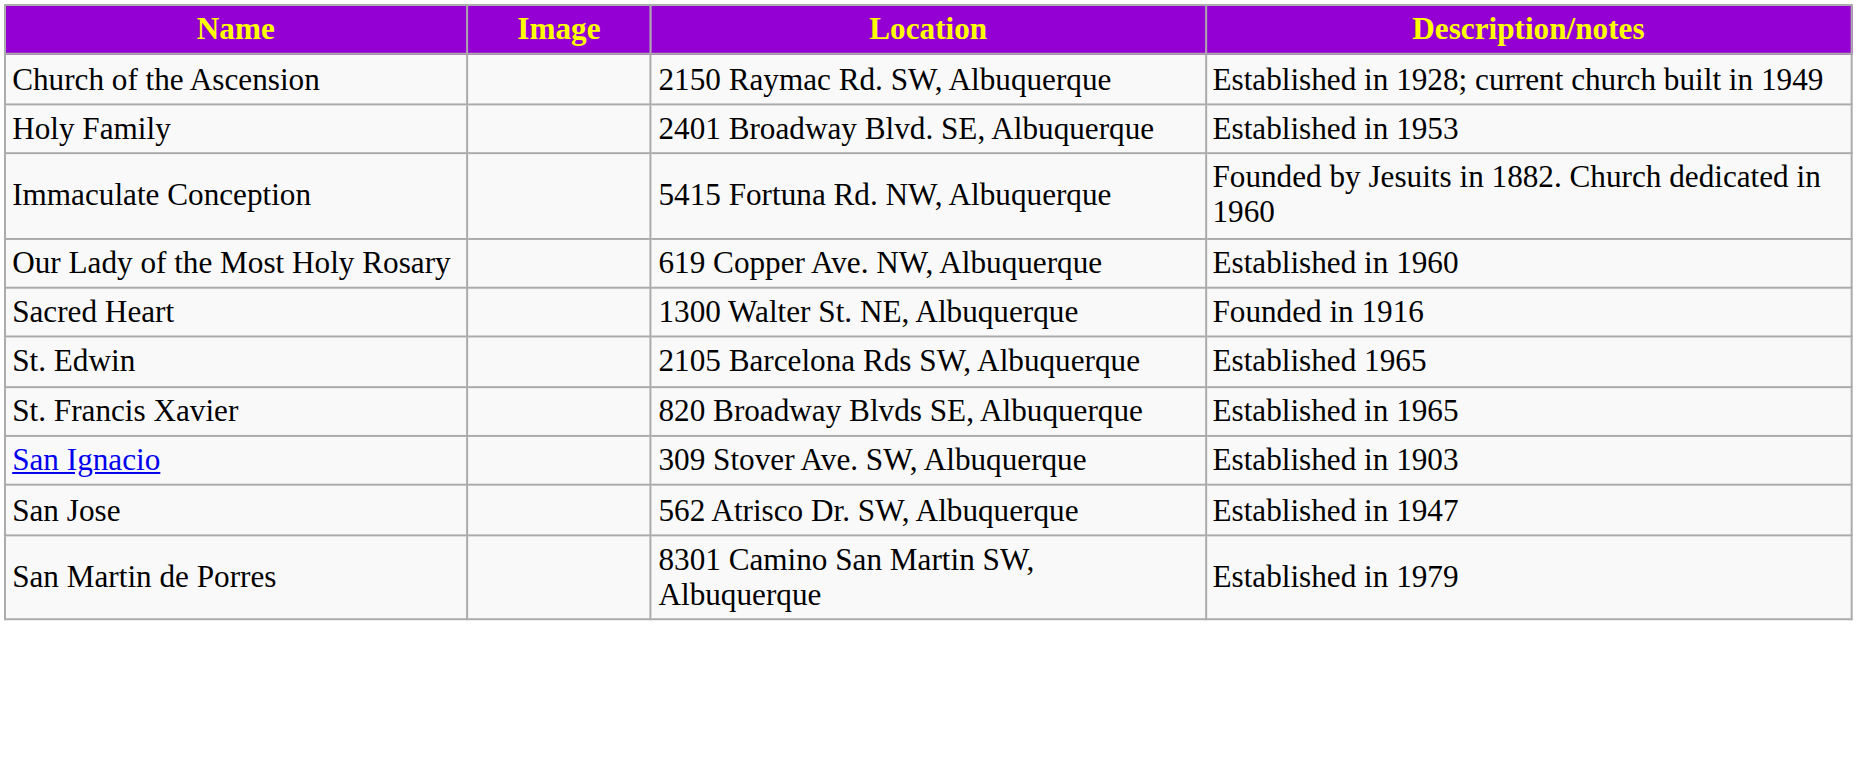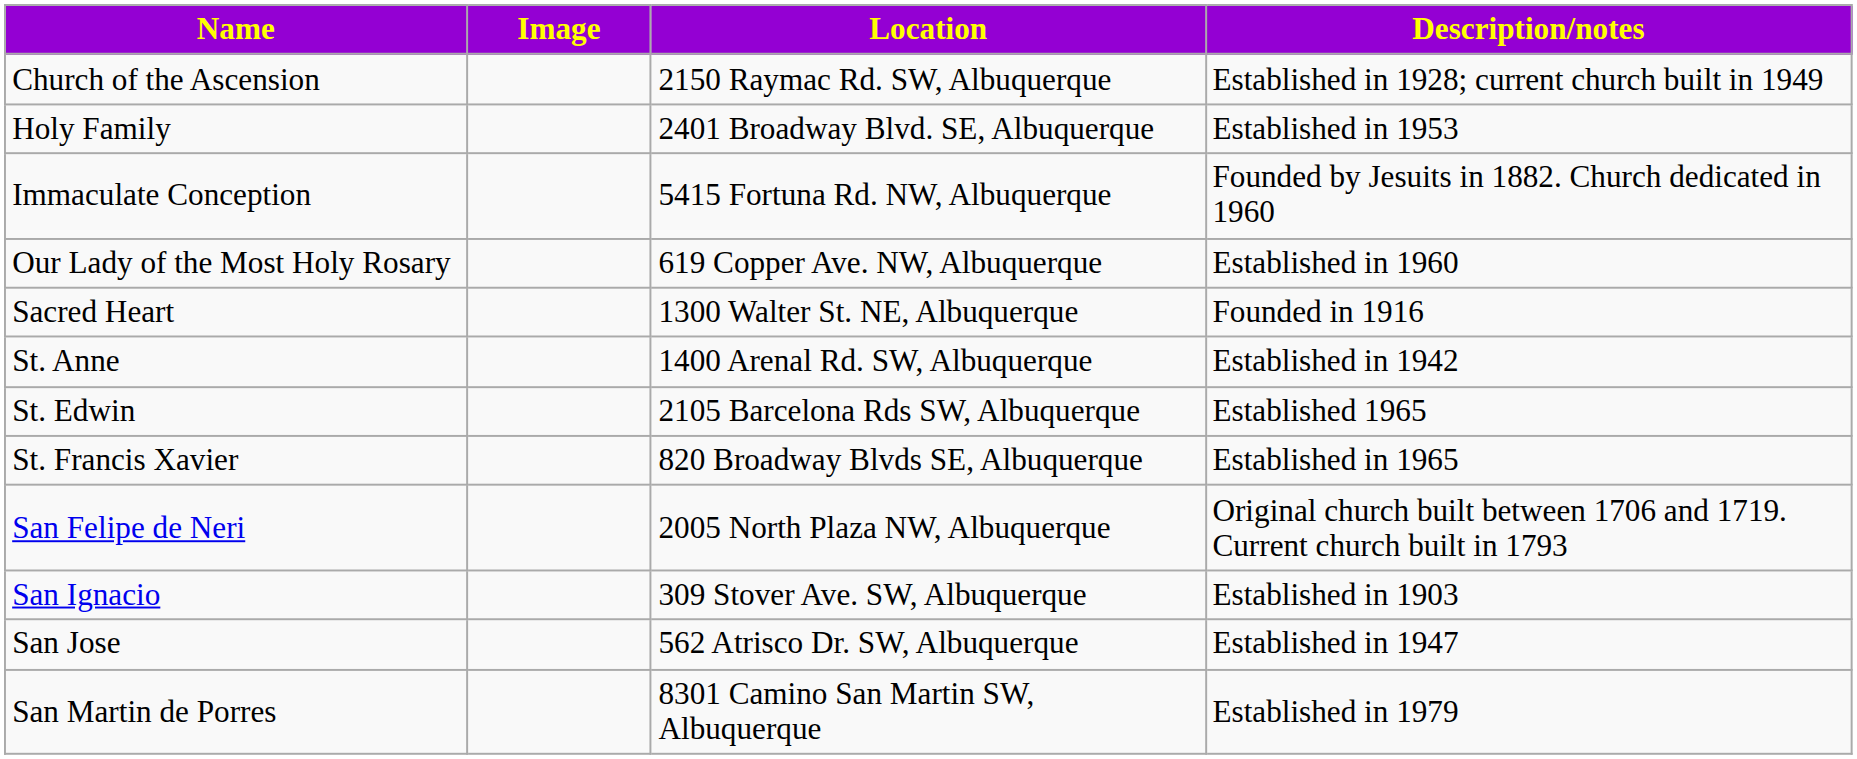+ row: (66, 361)
+ row: (129, 527)
